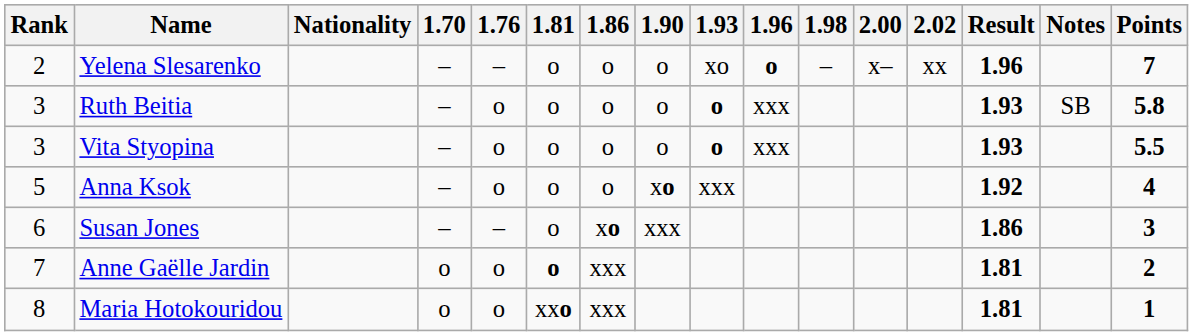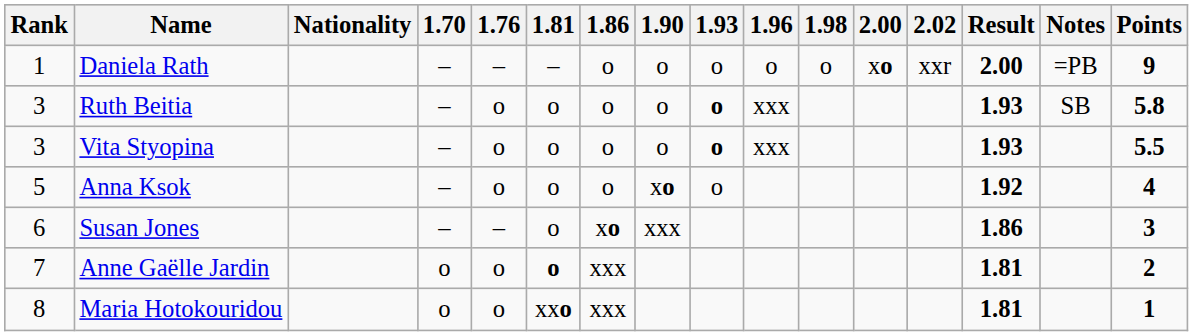+ row: (144, 65)
- row: (170, 65)
(717, 187) xxx -> (717, 187) o
